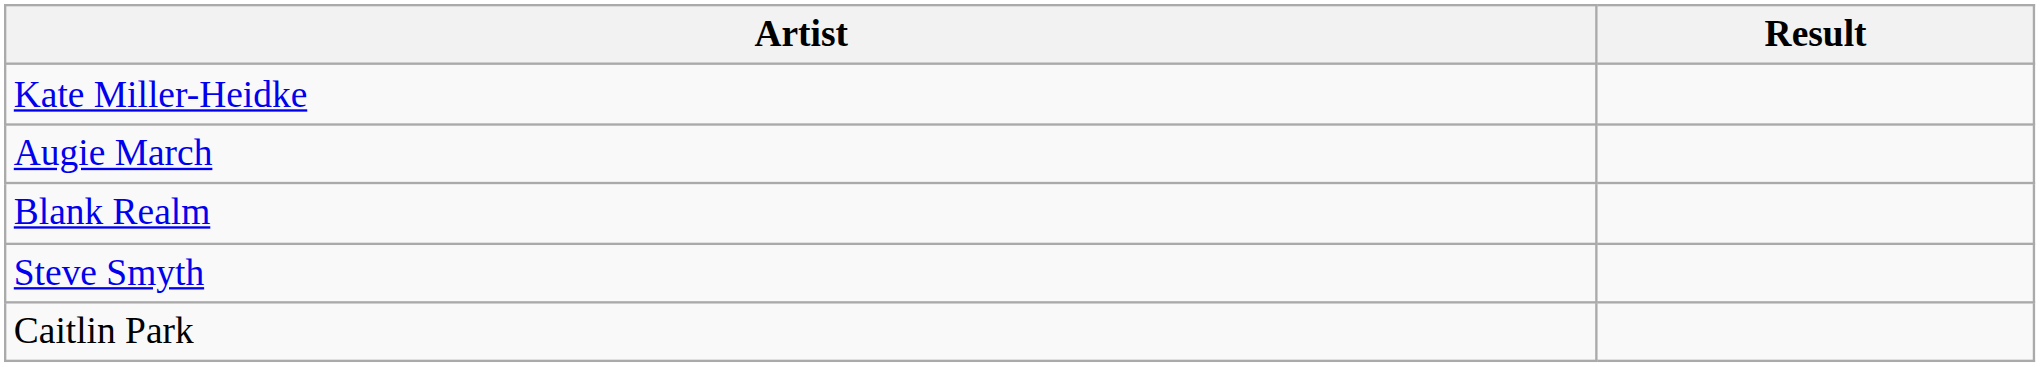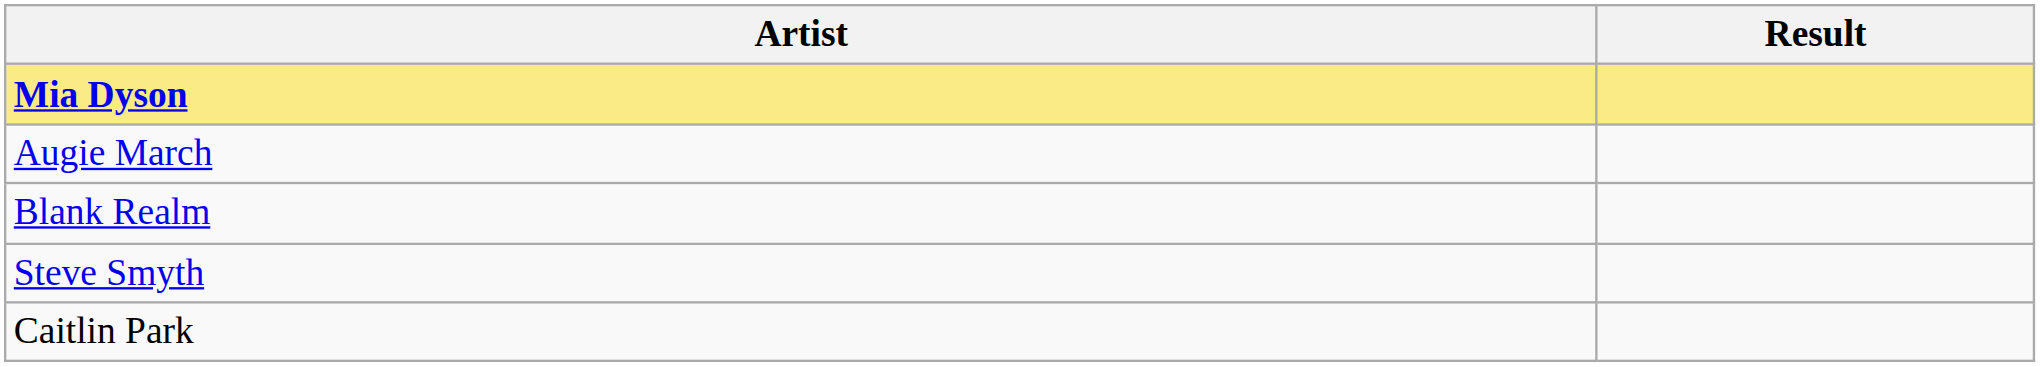+ row: (101, 93)
- row: (161, 93)
